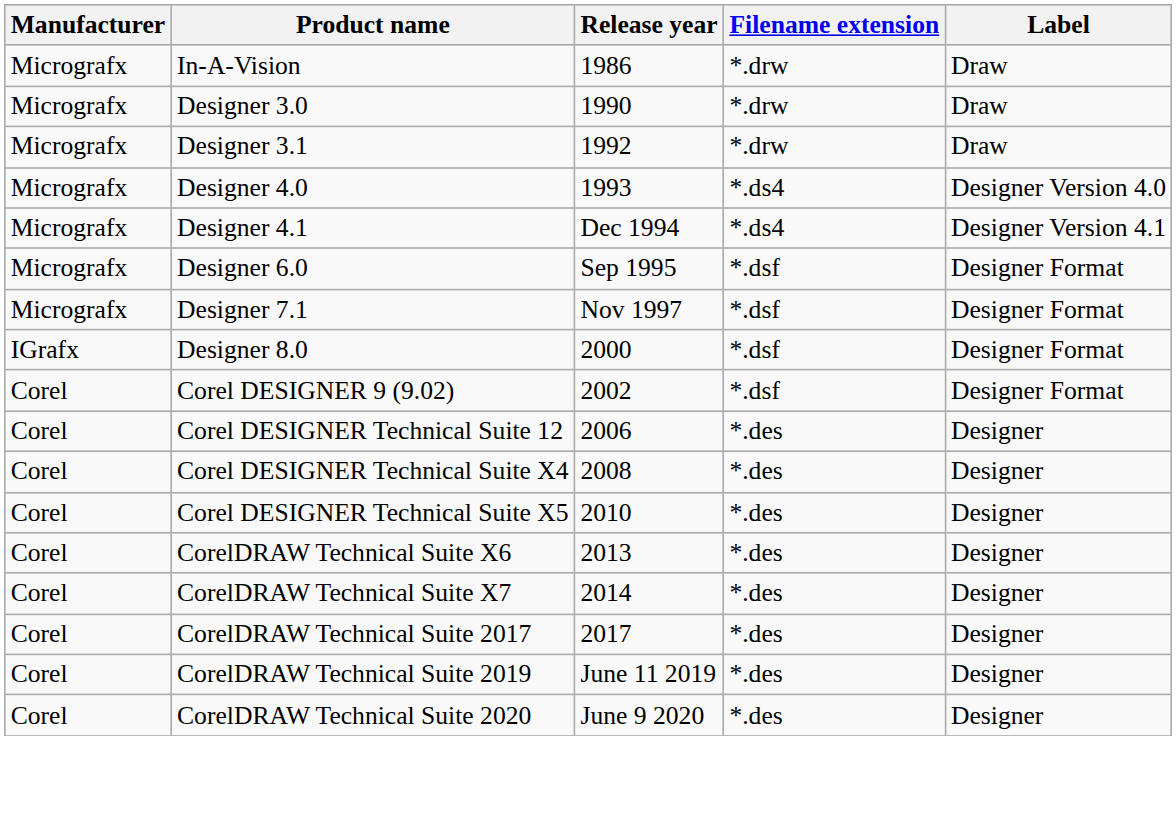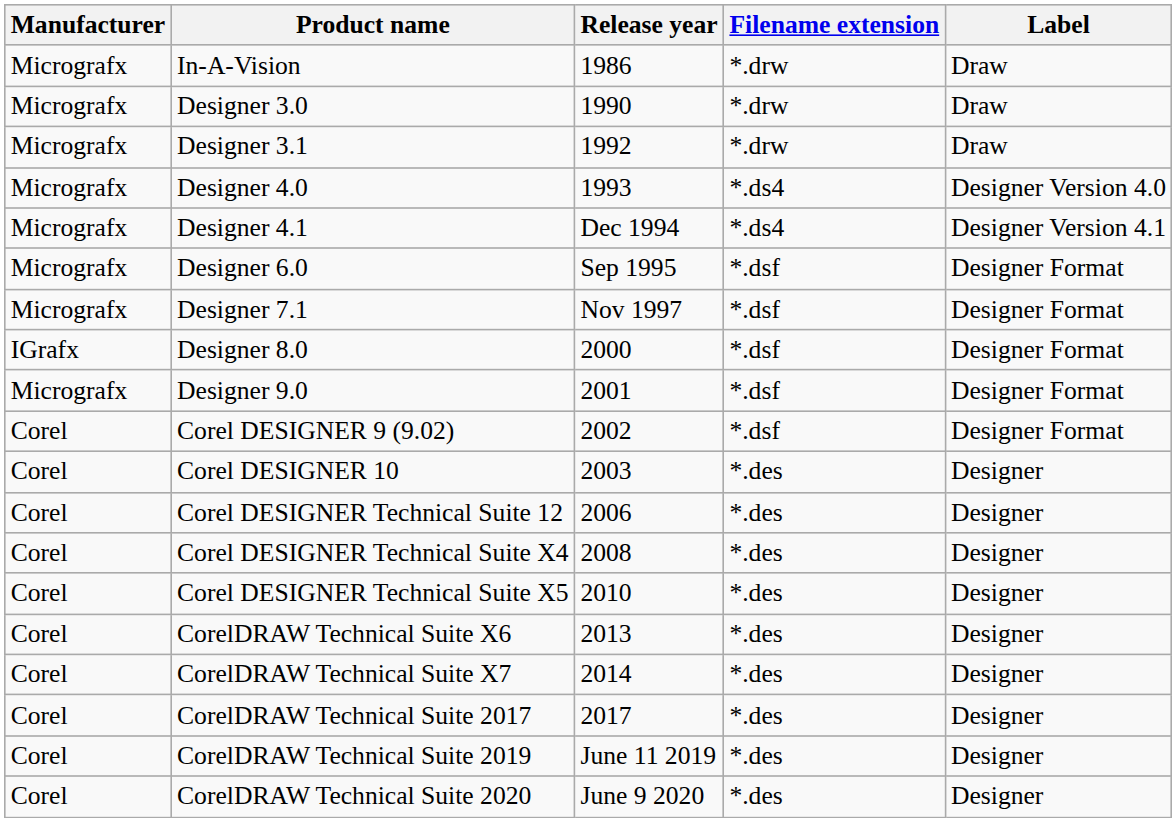+ row: (242, 390)
+ row: (288, 471)
